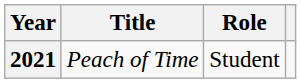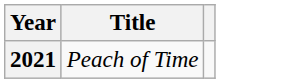- column: (244, 22)
